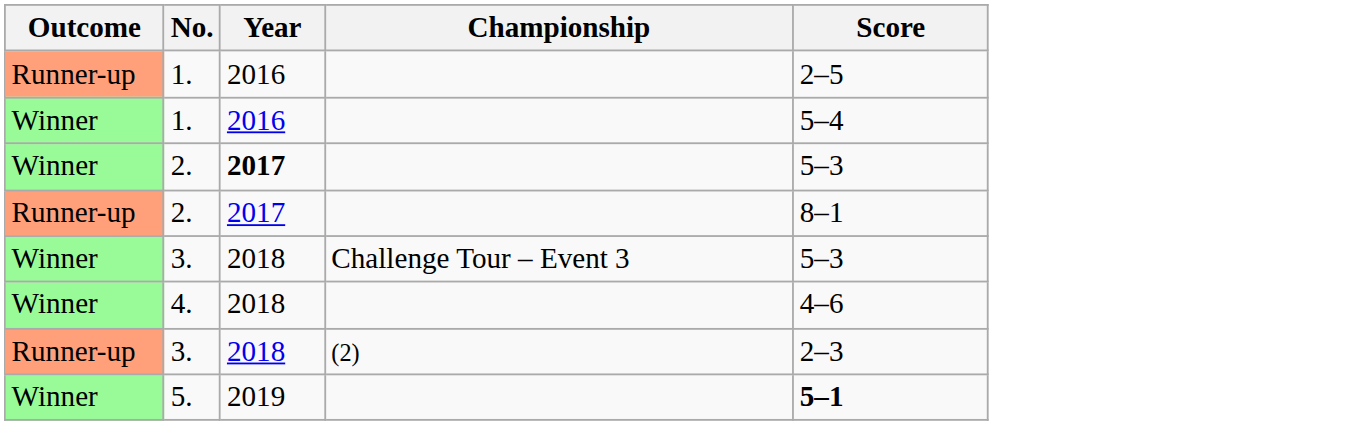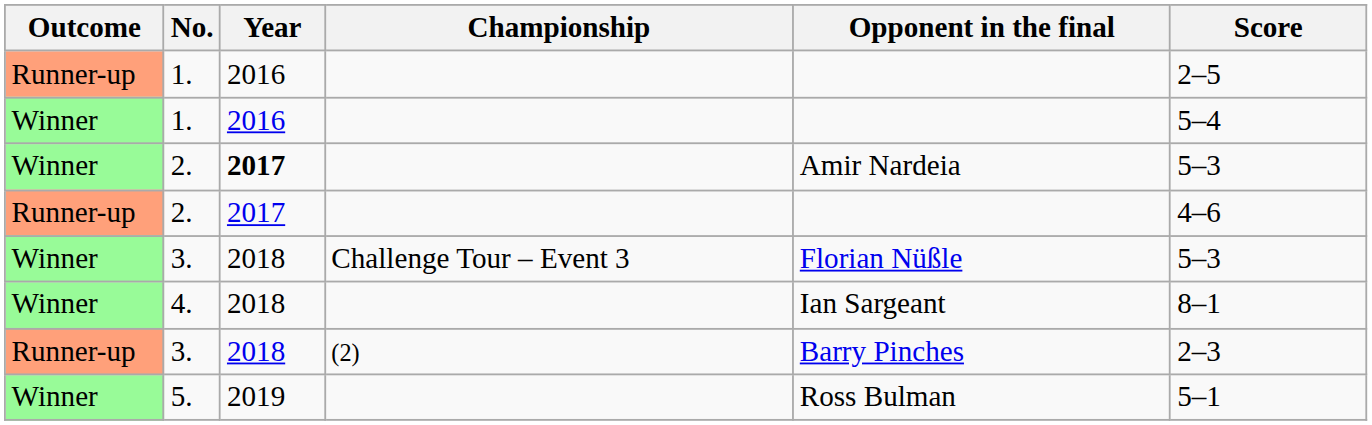+ column: (982, 27)
(822, 212) 8–1 -> (1199, 212) 4–6
(822, 304) 4–6 -> (1199, 304) 8–1
(822, 397) bold -> (1199, 397) normal
